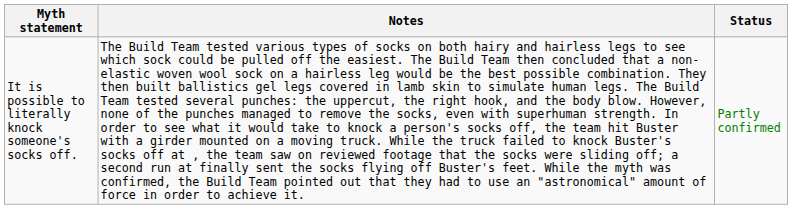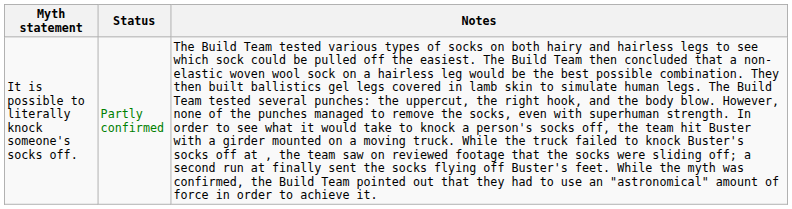columns swapped: (751, 21) <-> (406, 21)
